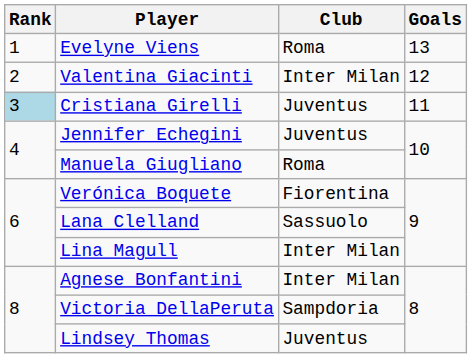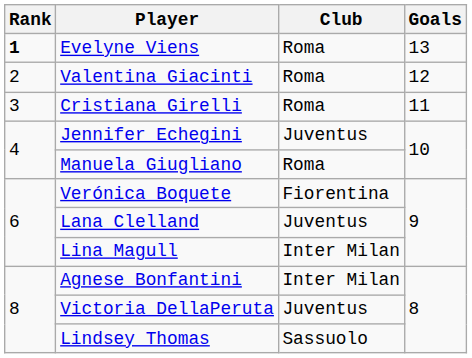(14, 48) normal -> (14, 48) bold
(341, 77) Inter Milan -> (304, 77) Roma
(14, 106) lightblue background -> (14, 106) no background
(325, 106) Juventus -> (304, 106) Roma
(325, 222) Sassuolo -> (325, 222) Juventus
(331, 309) Sampdoria -> (325, 309) Juventus
(325, 338) Juventus -> (325, 338) Sassuolo
